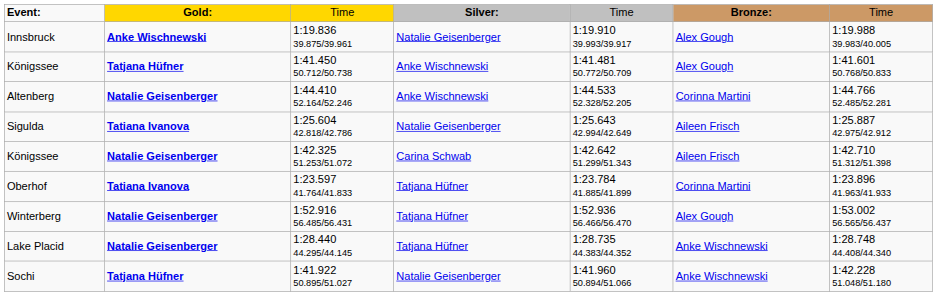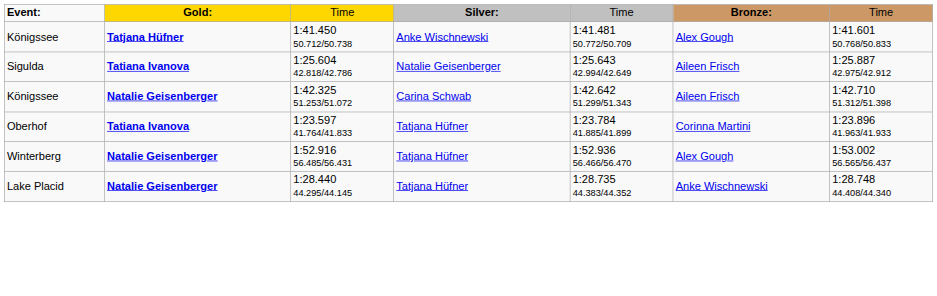- row: (323, 36)
- row: (323, 96)
- row: (323, 276)
